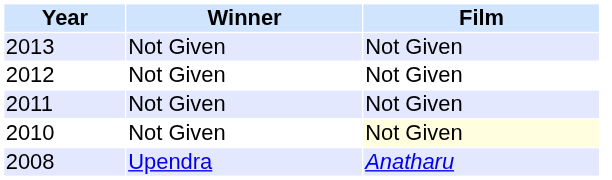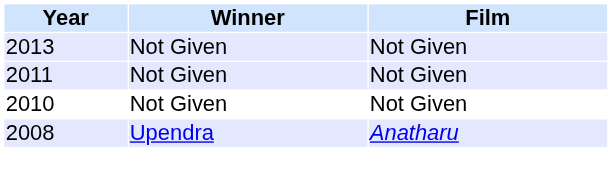- row: (30, 75)
(414, 132) lightyellow background -> (419, 104) no background
